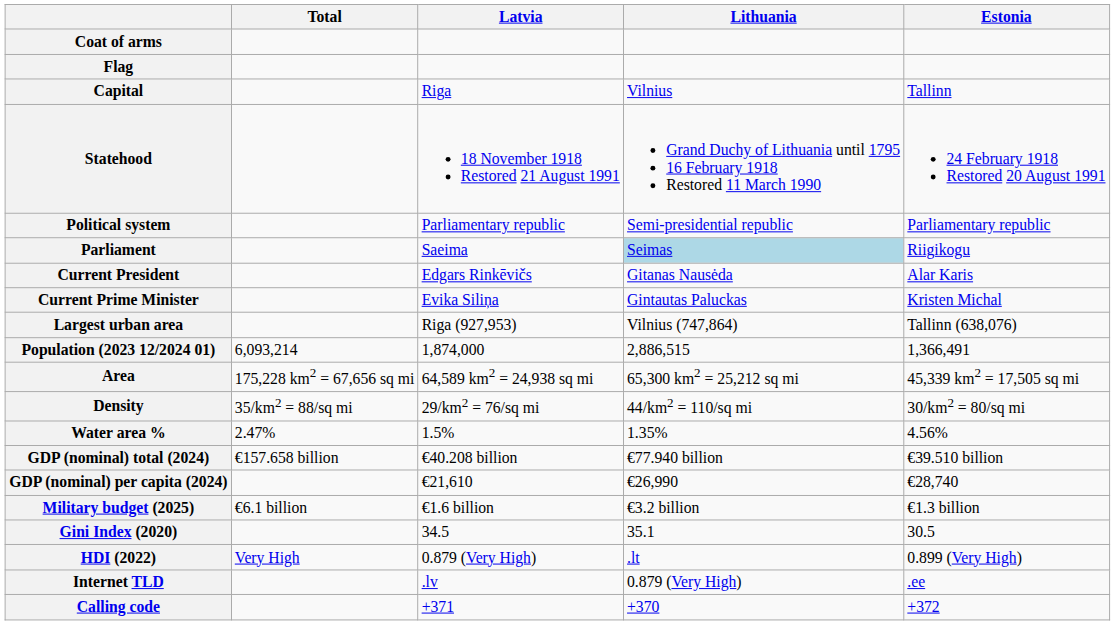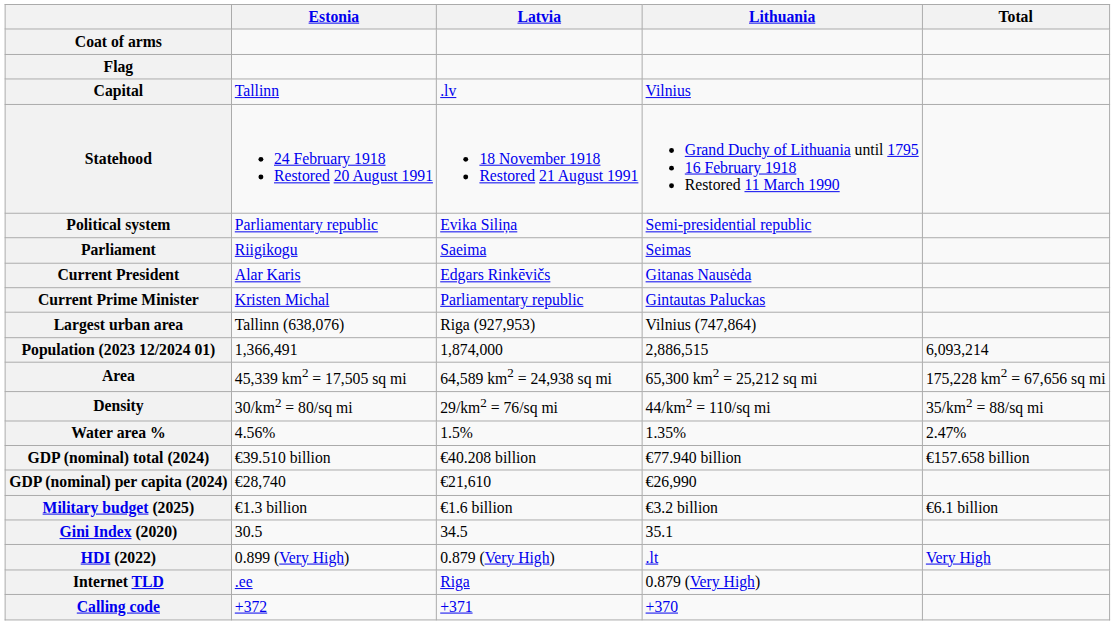columns swapped: (1006, 16) <-> (325, 16)
(436, 91) Riga -> (448, 91) .lv
(493, 225) Parliamentary republic -> (479, 225) Evika Siliņa
(650, 250) lightblue background -> (668, 250) no background
(460, 300) Evika Siliņa -> (512, 300) Parliamentary republic
(430, 582) .lv -> (455, 582) Riga
